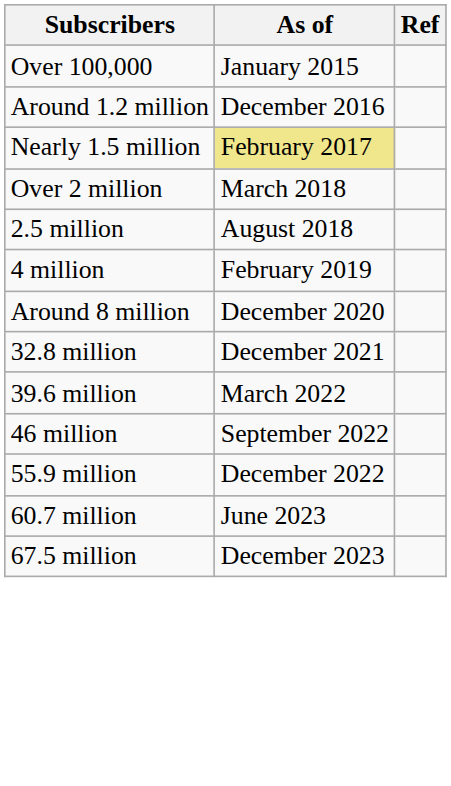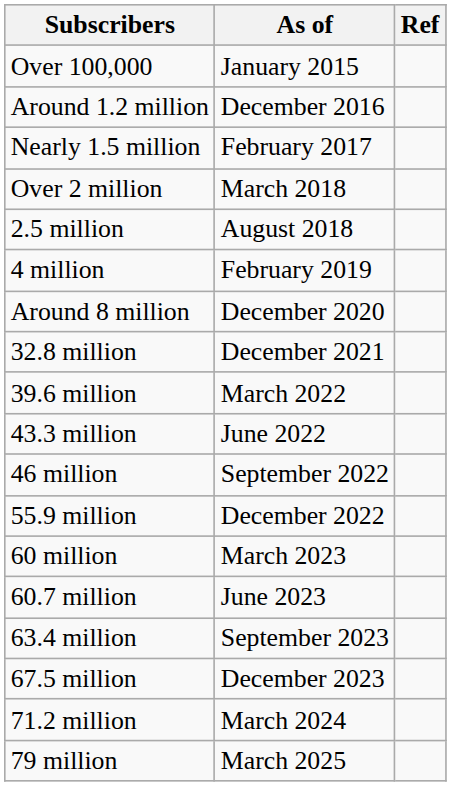(296, 147) khaki background -> (296, 147) no background
+ row: (74, 433)
+ row: (64, 556)
+ row: (74, 637)
+ row: (74, 719)
+ row: (64, 760)
